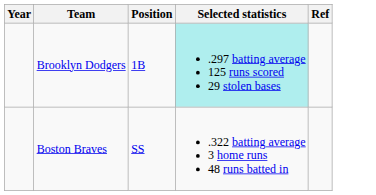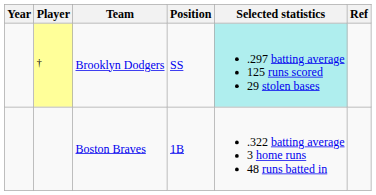+ column: (53, 14)
(138, 65) 1B -> (177, 65) SS
(138, 148) SS -> (177, 148) 1B
